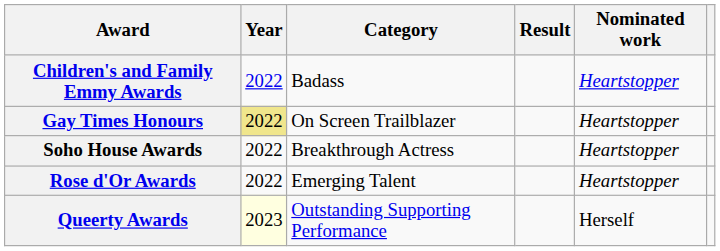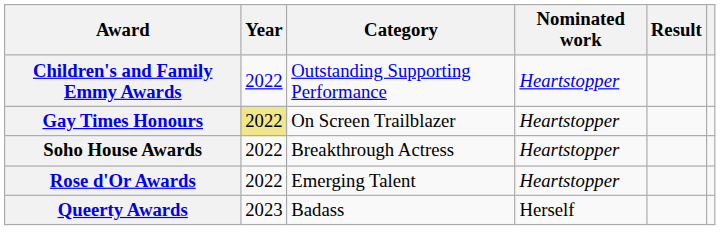columns swapped: (640, 29) <-> (545, 29)
(318, 80) Badass -> (381, 80) Outstanding Supporting Performance
(264, 220) lightyellow background -> (264, 209) no background
(381, 220) Outstanding Supporting Performance -> (318, 209) Badass
